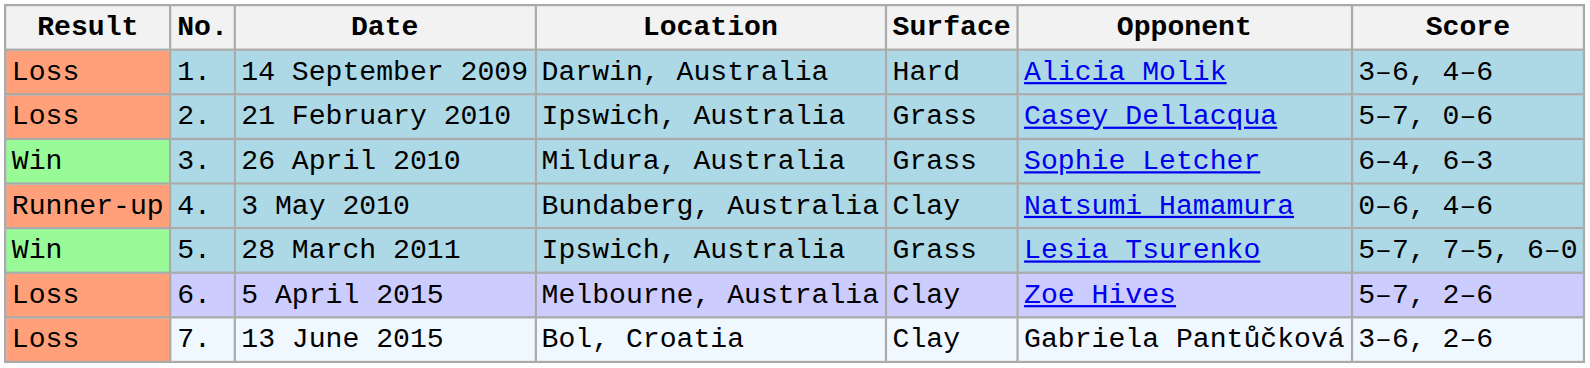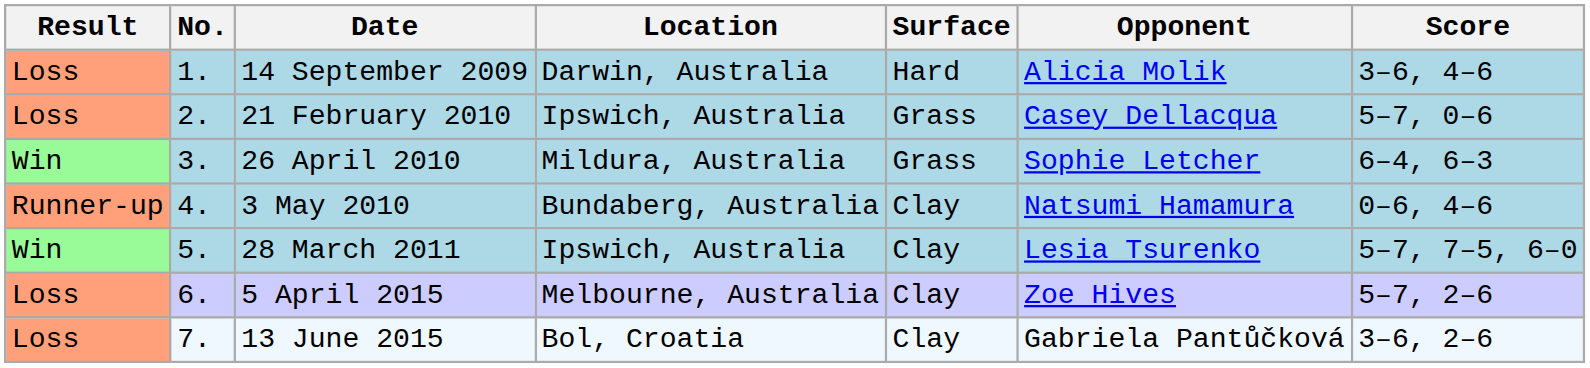(935, 250) Grass -> (926, 250) Clay
